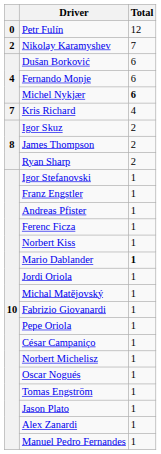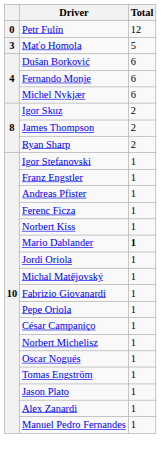- row: (66, 45)
+ row: (52, 45)
(133, 95) bold -> (133, 95) normal
- row: (49, 111)
